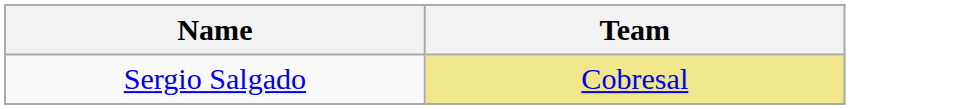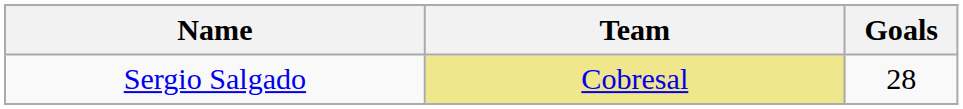+ column: (901, 29)
